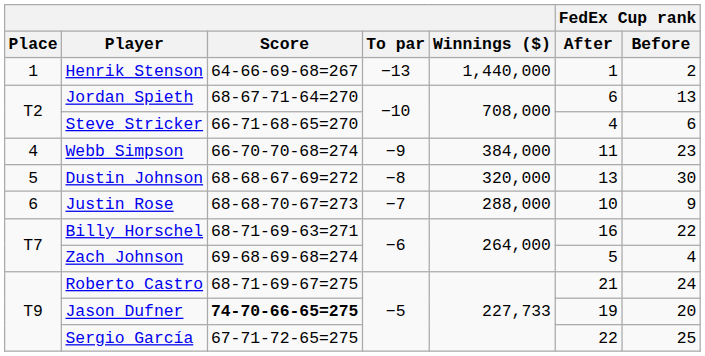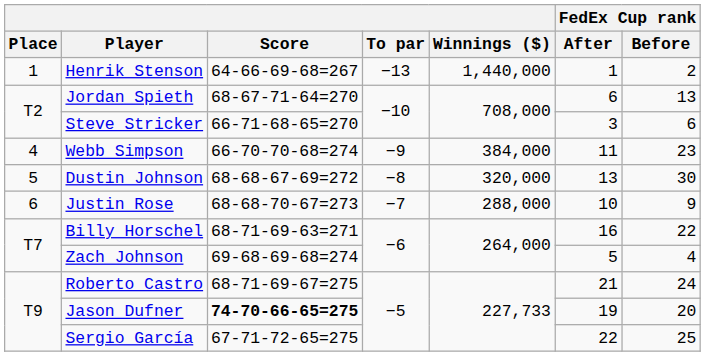(613, 125) 4 -> (613, 125) 3
